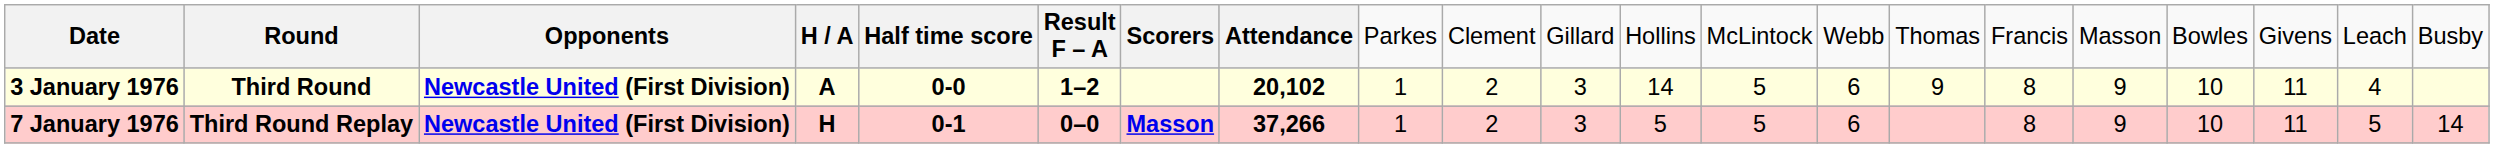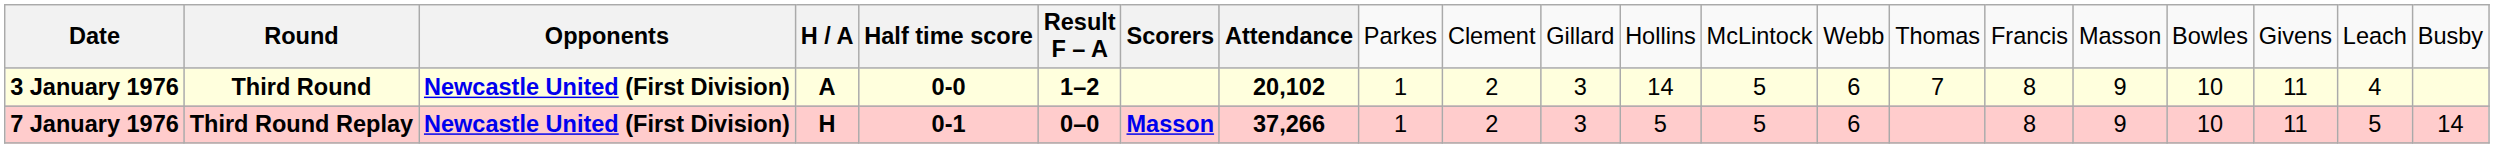(1938, 86) 9 -> (1938, 86) 7
